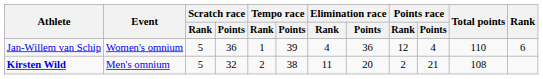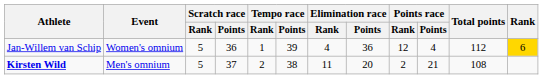(478, 47) 110 -> (478, 47) 112
(523, 47) no background -> (523, 47) gold background
(231, 65) 32 -> (231, 65) 37
